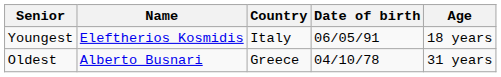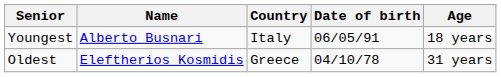(162, 38) Eleftherios Kosmidis -> (141, 38) Alberto Busnari
(141, 60) Alberto Busnari -> (162, 60) Eleftherios Kosmidis
